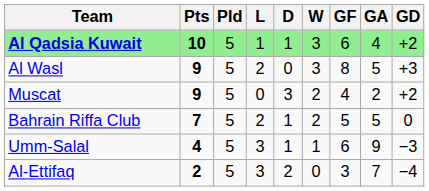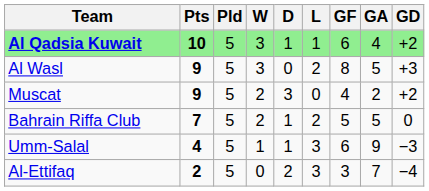columns swapped: (316, 17) <-> (260, 17)
